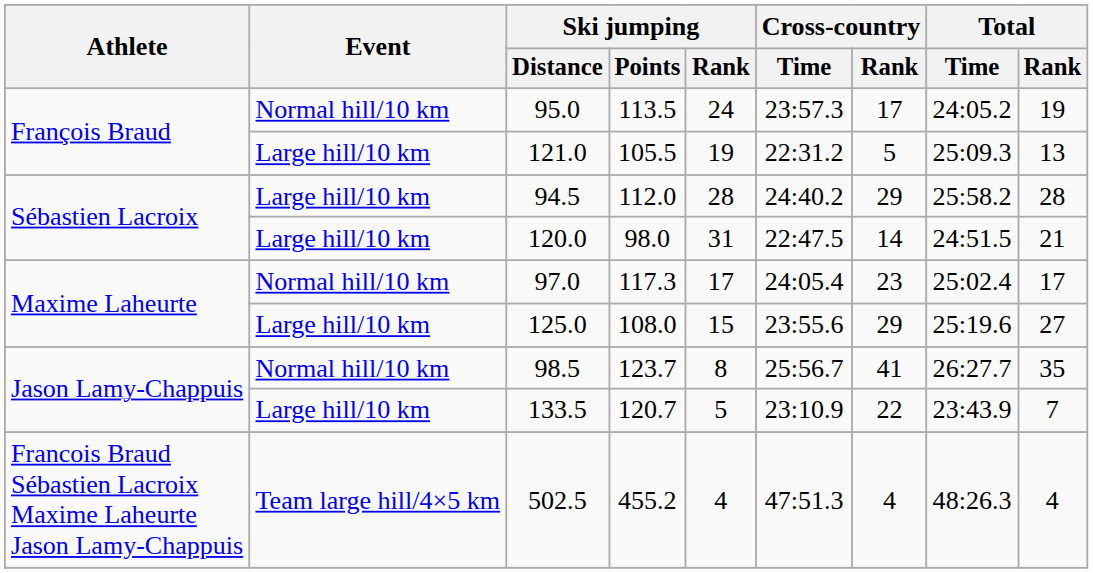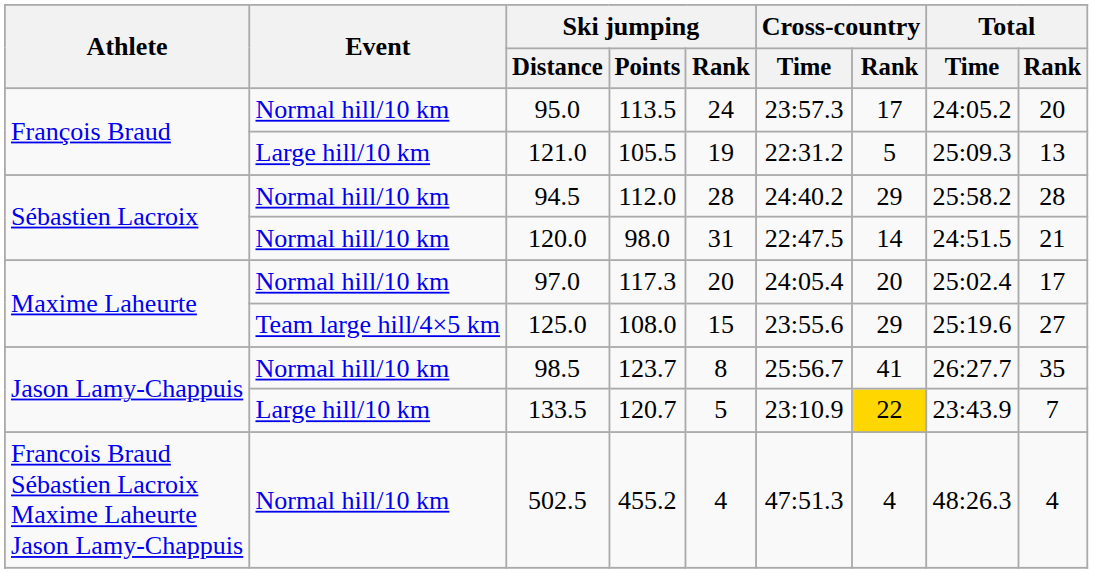(1052, 110) 19 -> (1052, 110) 20
(343, 196) Large hill/10 km -> (352, 196) Normal hill/10 km
(343, 239) Large hill/10 km -> (352, 239) Normal hill/10 km
(721, 281) 17 -> (721, 281) 20
(890, 281) 23 -> (890, 281) 20
(343, 324) Large hill/10 km -> (378, 324) Team large hill/4×5 km
(890, 410) no background -> (890, 410) gold background
(378, 500) Team large hill/4×5 km -> (352, 500) Normal hill/10 km
